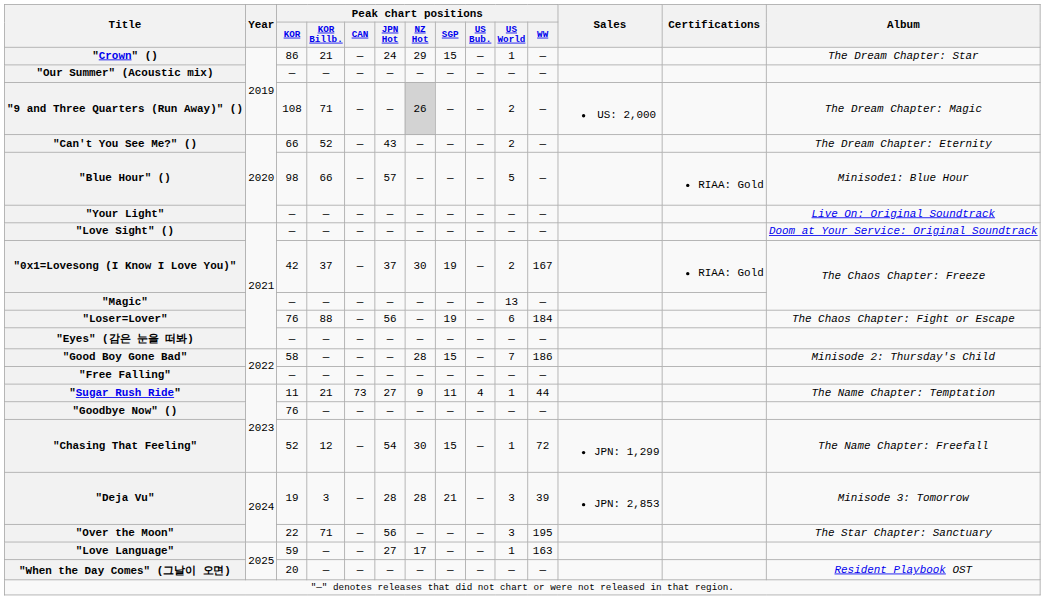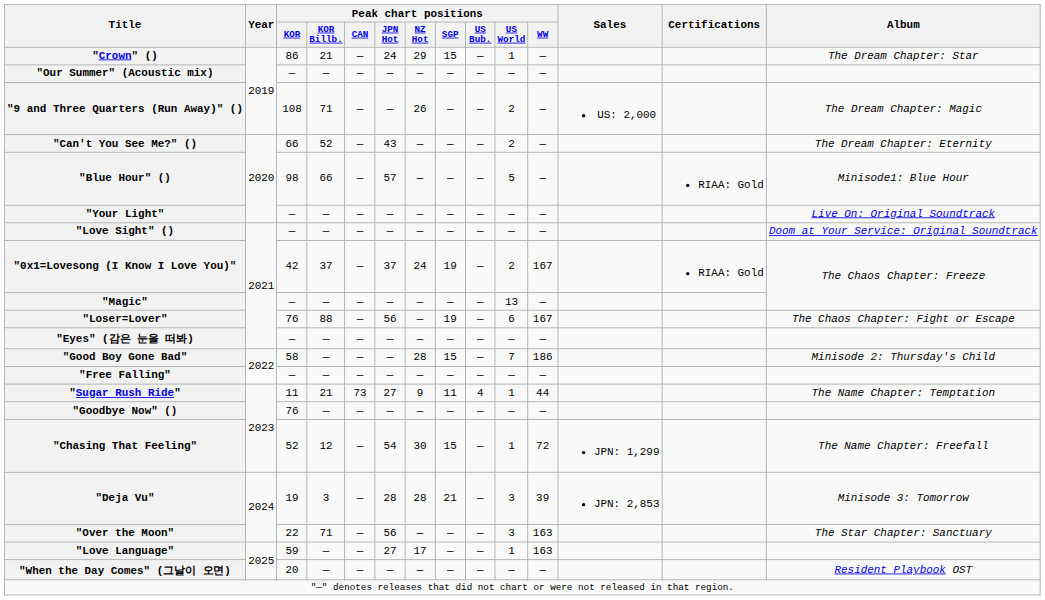(420, 109) lightgrey background -> (420, 109) no background
(420, 266) 30 -> (420, 266) 24
(543, 319) 184 -> (543, 319) 167
(543, 533) 195 -> (543, 533) 163
